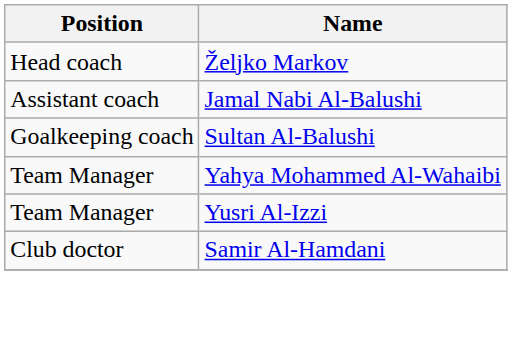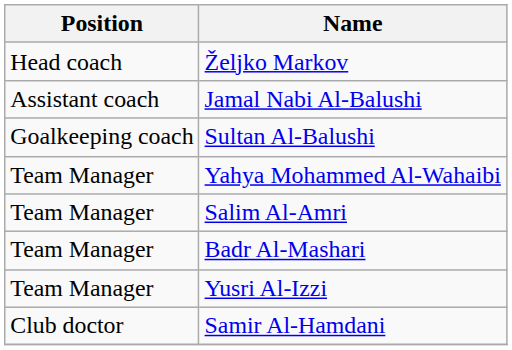+ row: (276, 212)
+ row: (285, 250)
